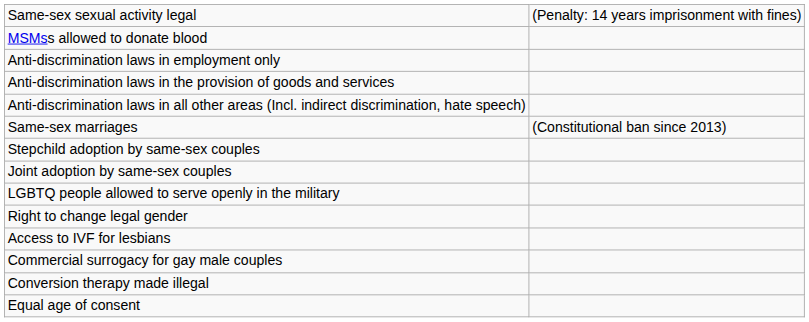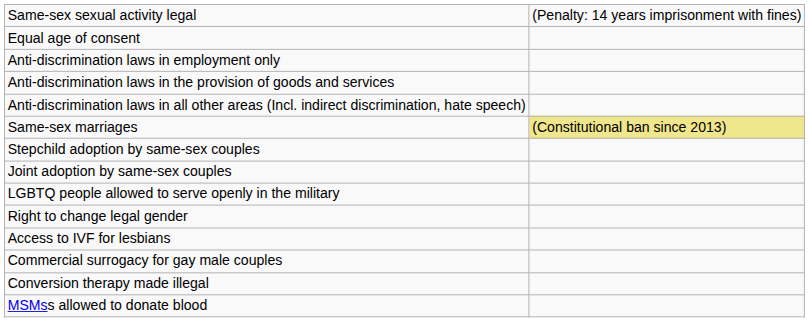rows swapped: (74, 305) <-> (107, 37)
(629, 127) no background -> (629, 127) khaki background
